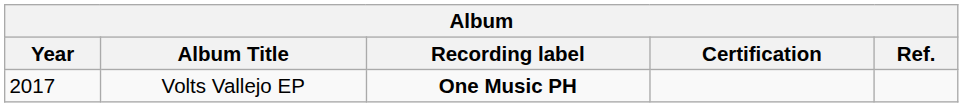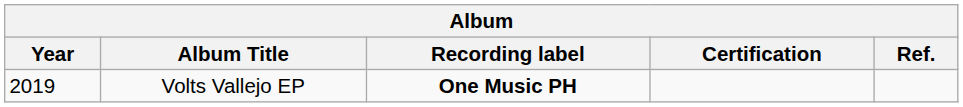(32, 86) 2017 -> (32, 86) 2019
